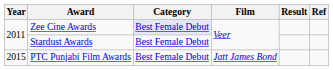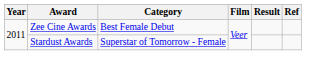(172, 27) lavender background -> (137, 27) no background
(172, 42) Best Female Debut -> (163, 42) Superstar of Tomorrow - Female
- row: (81, 57)
